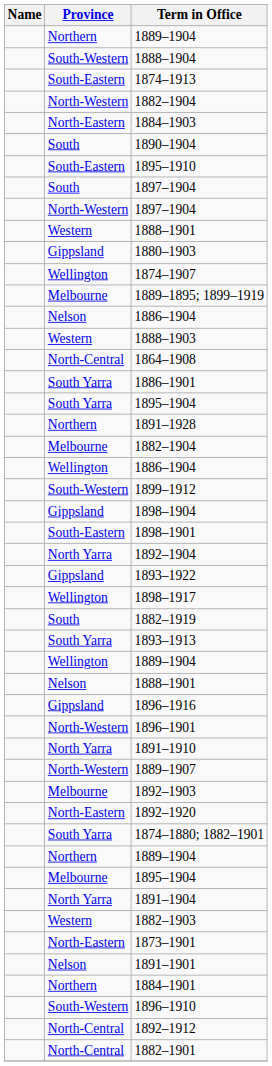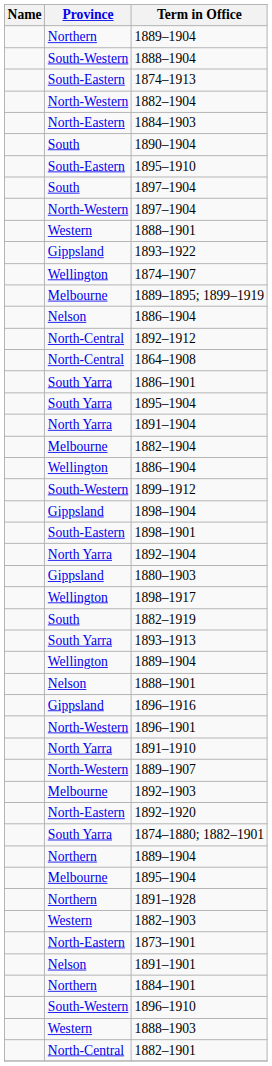rows swapped: (76, 576) <-> (76, 252)
rows swapped: (86, 1029) <-> (70, 338)
rows swapped: (80, 899) <-> (72, 425)
